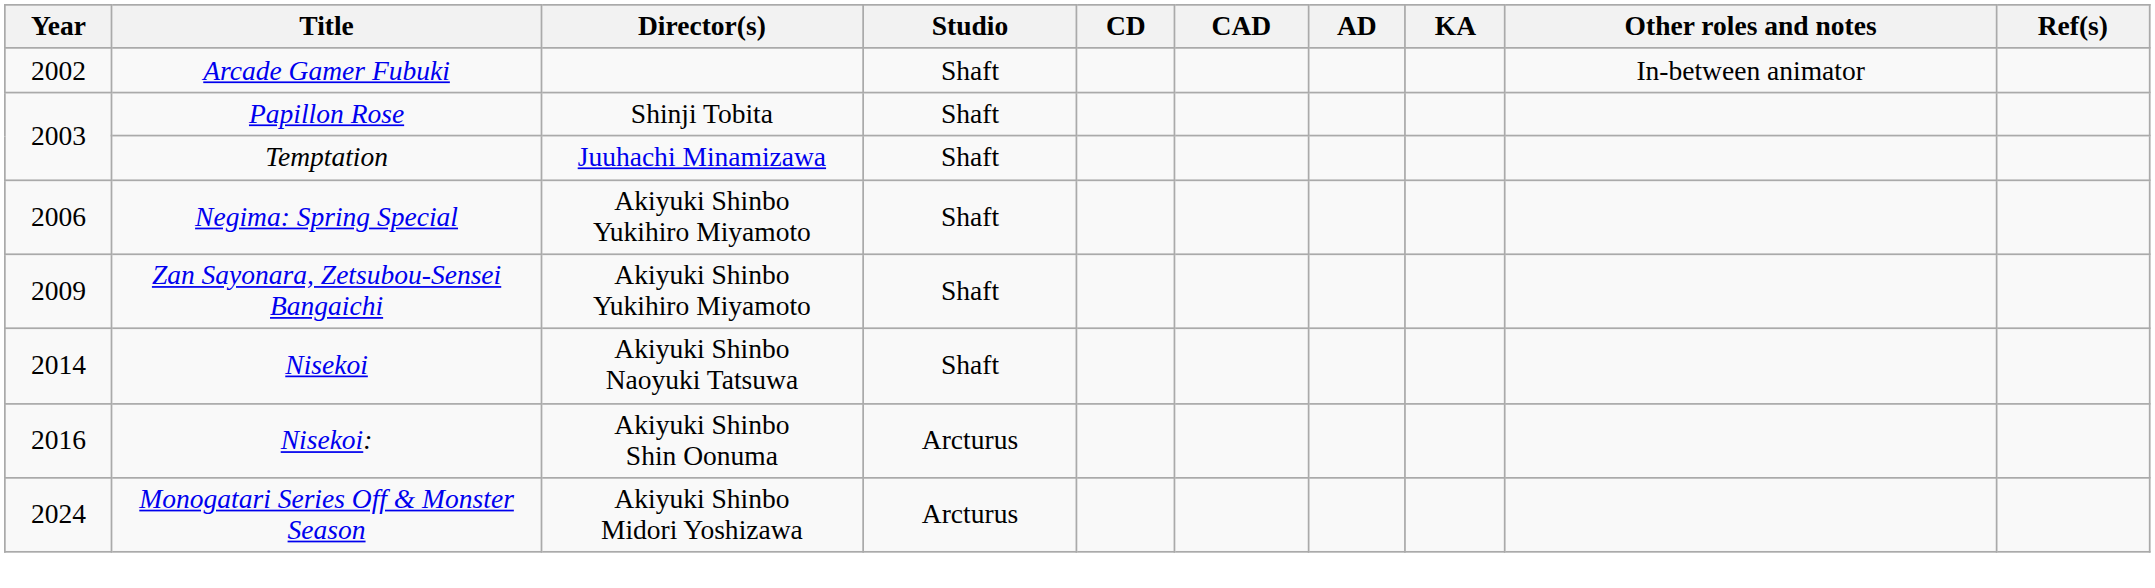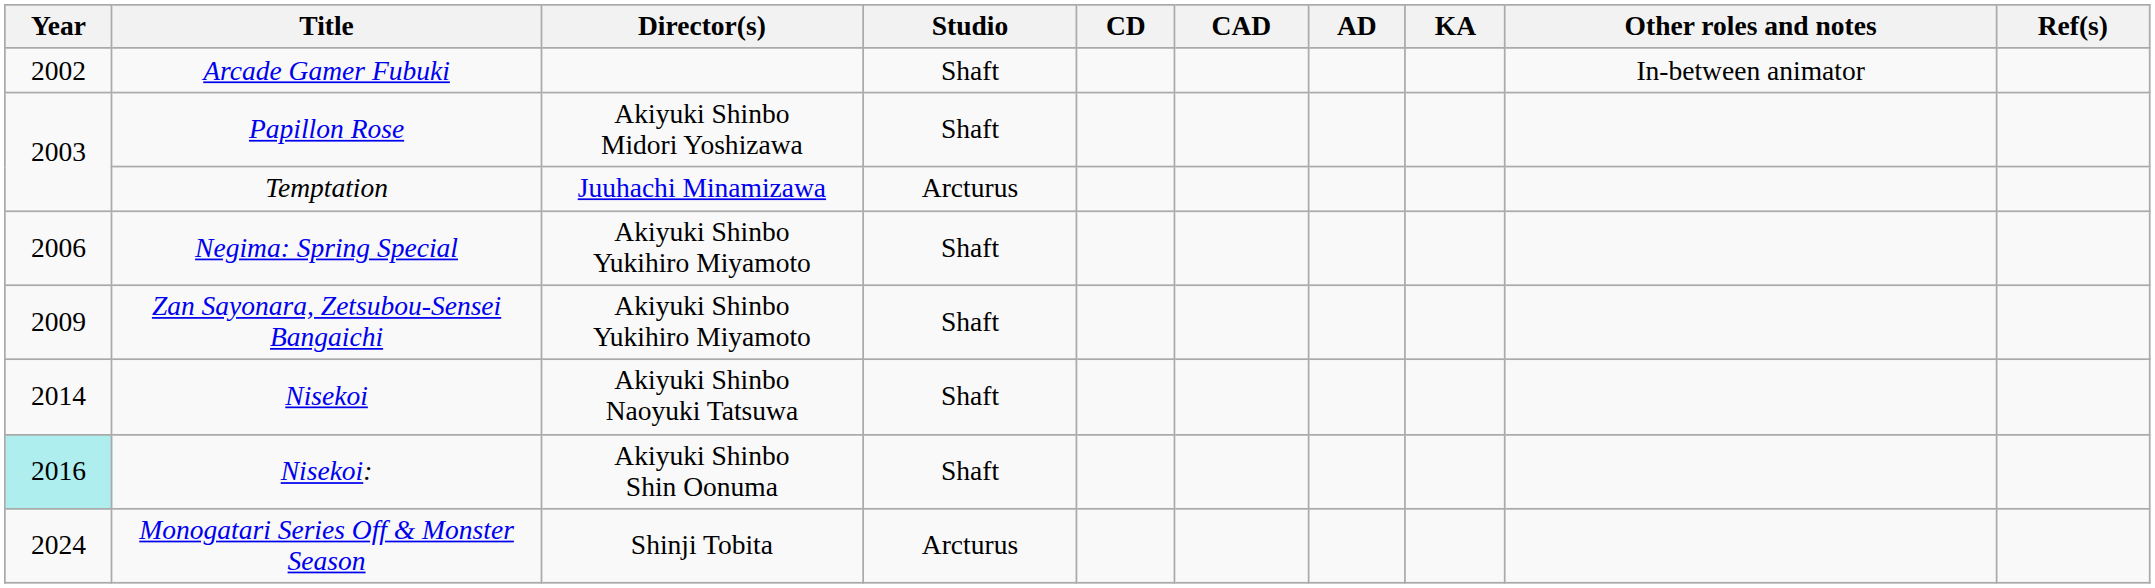(702, 113) Shinji Tobita -> (702, 129) Akiyuki Shinbo Midori Yoshizawa
(970, 157) Shaft -> (970, 188) Arcturus
(58, 440) no background -> (58, 471) paleturquoise background
(970, 440) Arcturus -> (970, 471) Shaft
(702, 514) Akiyuki Shinbo Midori Yoshizawa -> (702, 545) Shinji Tobita
